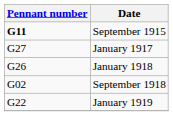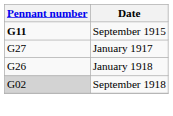(17, 84) no background -> (17, 84) lightgrey background
- row: (123, 102)
